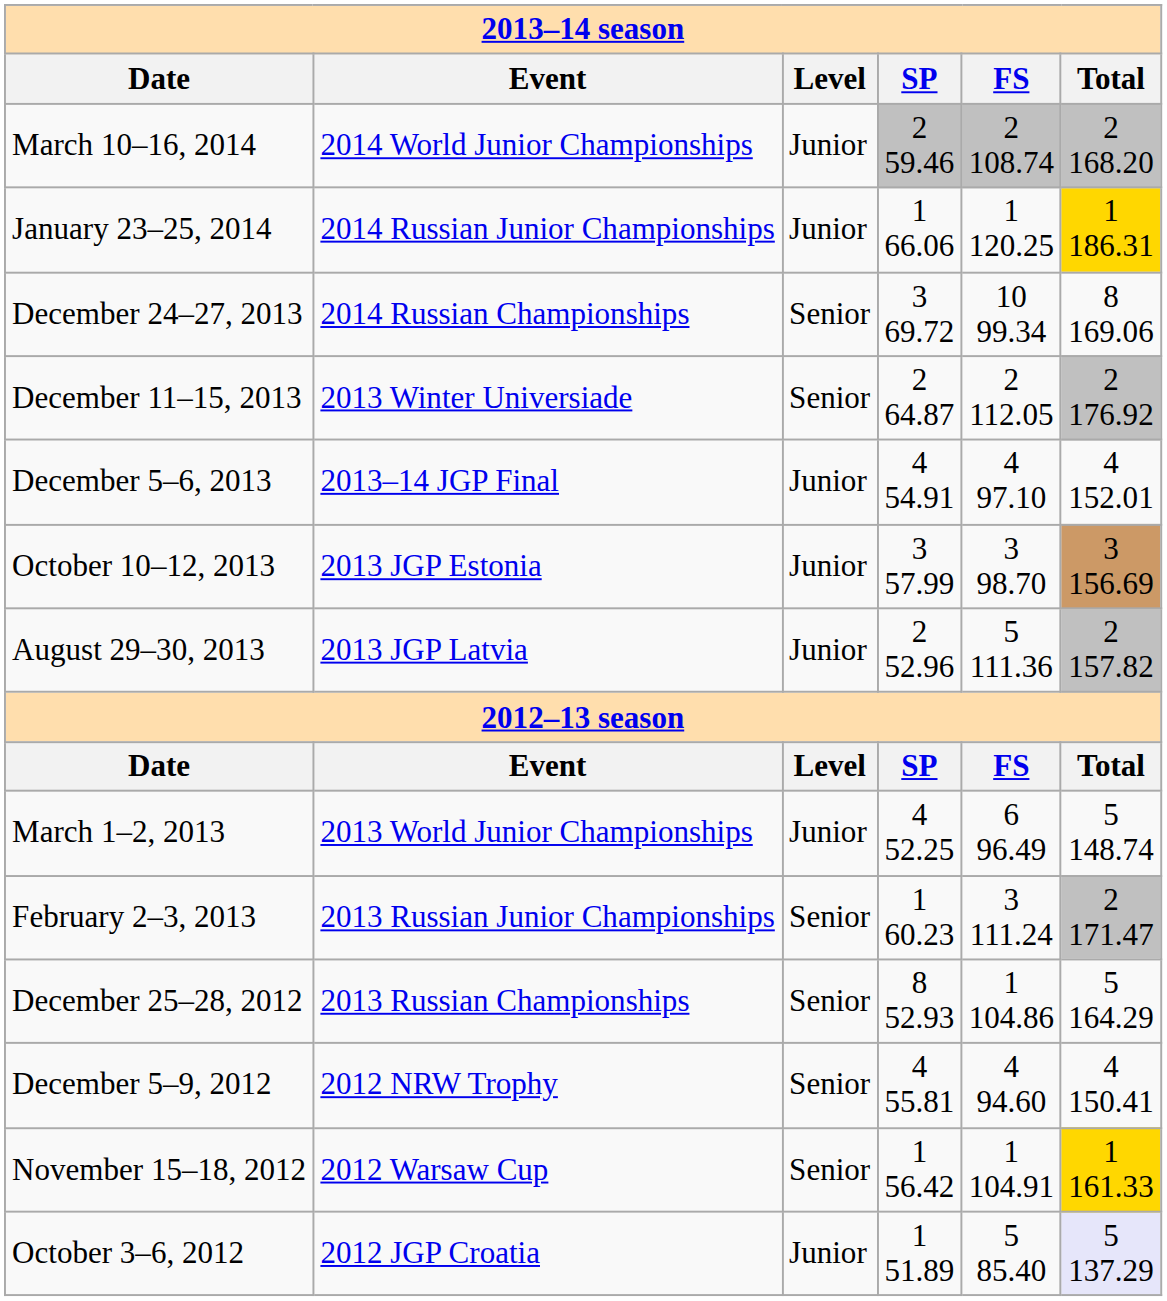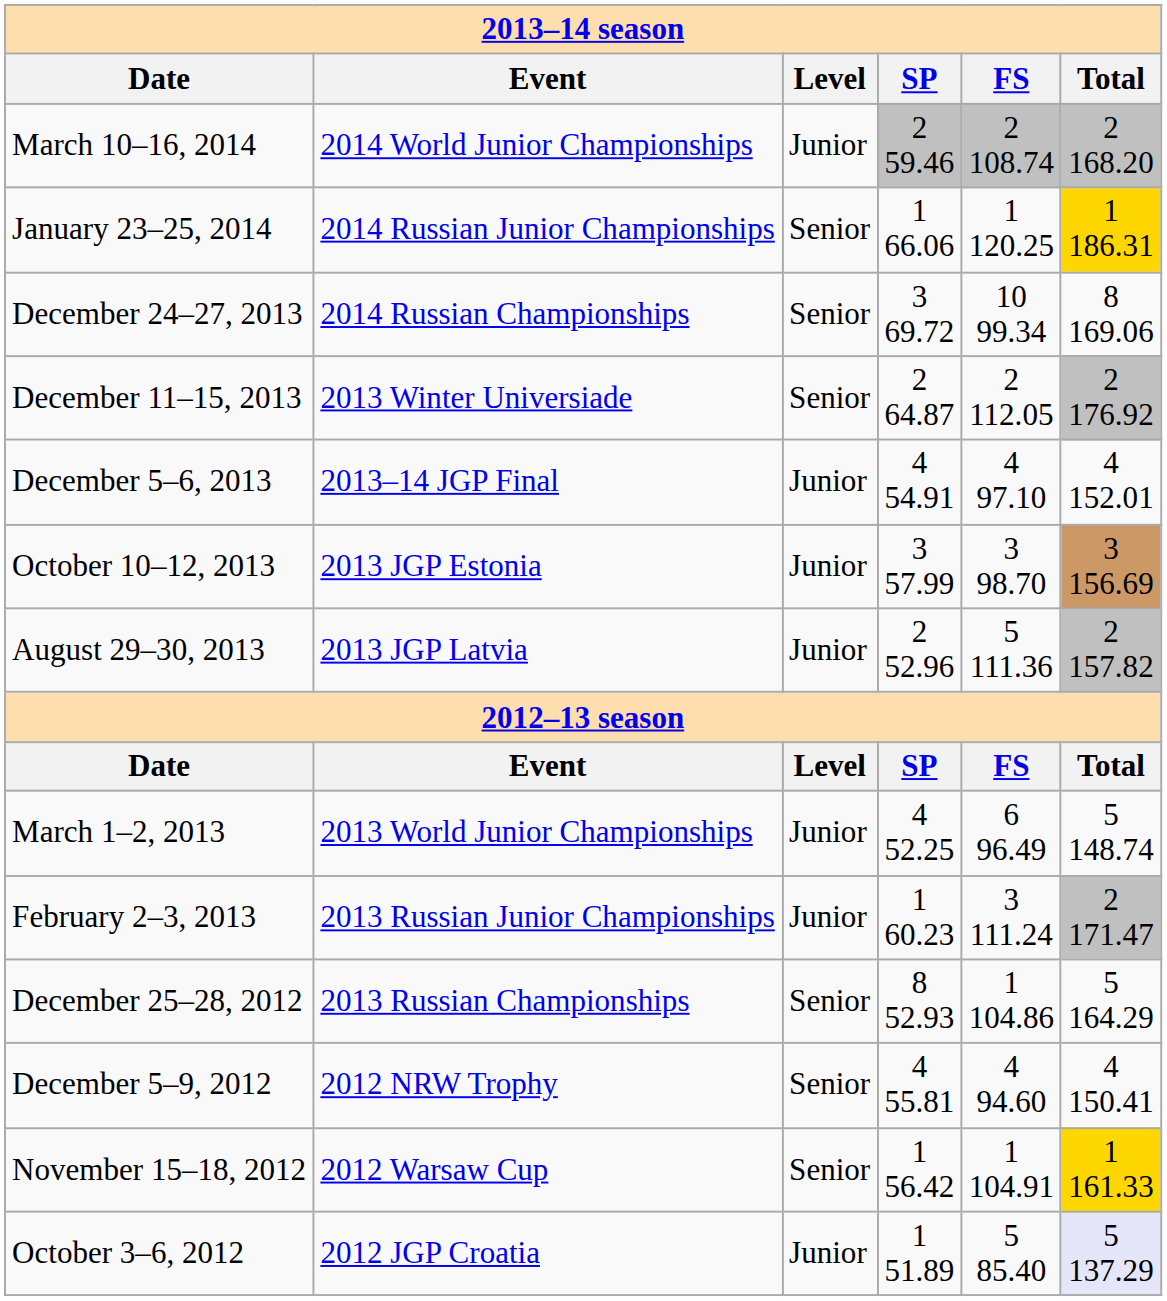(828, 229) Junior -> (830, 229) Senior
(830, 916) Senior -> (828, 916) Junior
